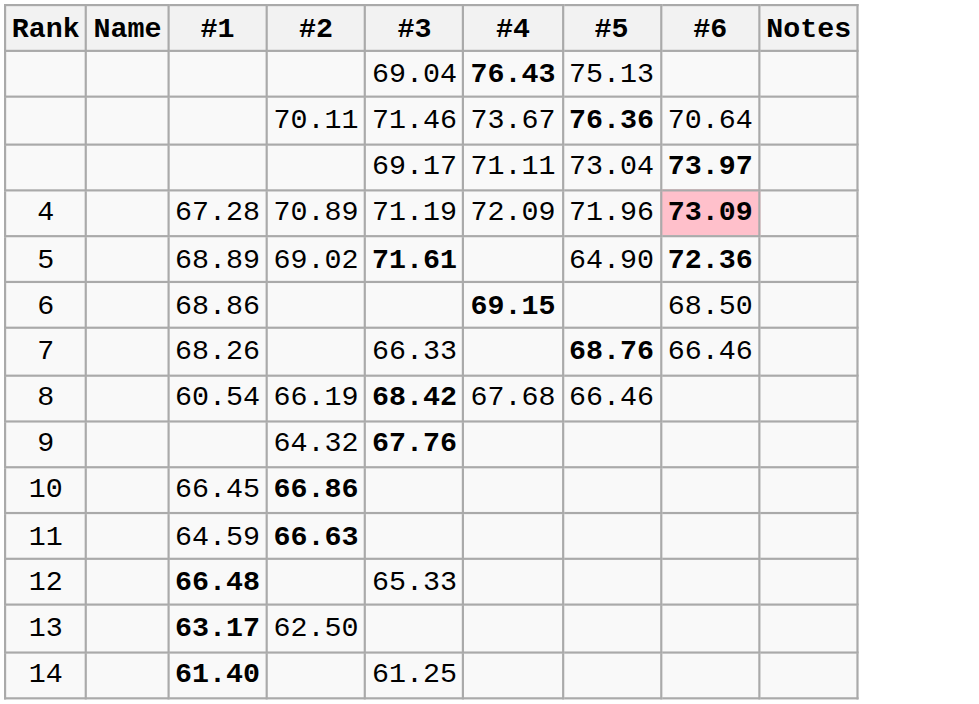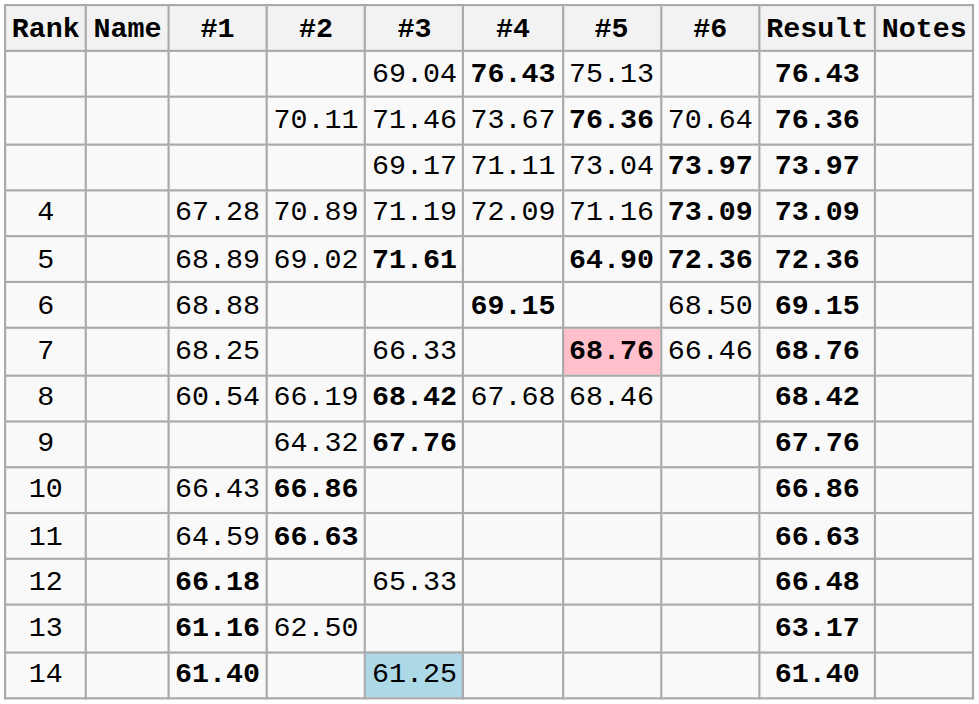+ column: (817, 28)
(612, 213) 71.96 -> (612, 213) 71.16
(710, 213) pink background -> (710, 213) no background
(612, 259) normal -> (612, 259) bold
(217, 305) 68.86 -> (217, 305) 68.88
(217, 352) 68.26 -> (217, 352) 68.25
(612, 352) no background -> (612, 352) pink background
(612, 398) 66.46 -> (612, 398) 68.46
(217, 490) 66.45 -> (217, 490) 66.43
(217, 582) 66.48 -> (217, 582) 66.18
(217, 629) 63.17 -> (217, 629) 61.16
(415, 675) no background -> (415, 675) lightblue background
